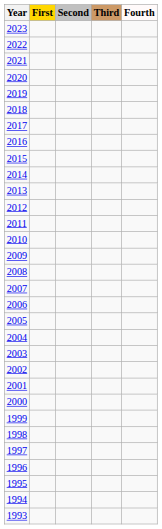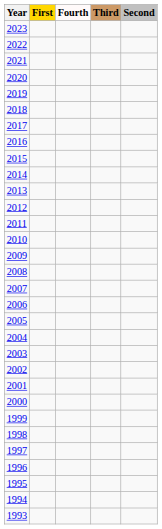columns swapped: (73, 12) <-> (139, 12)
